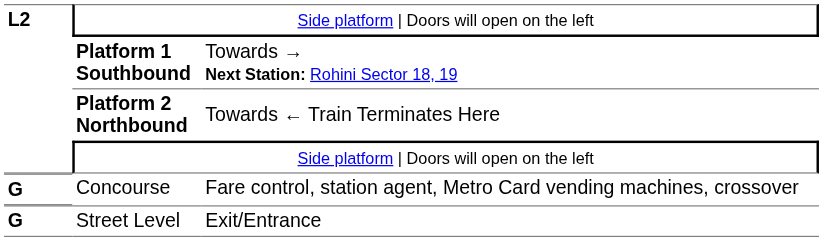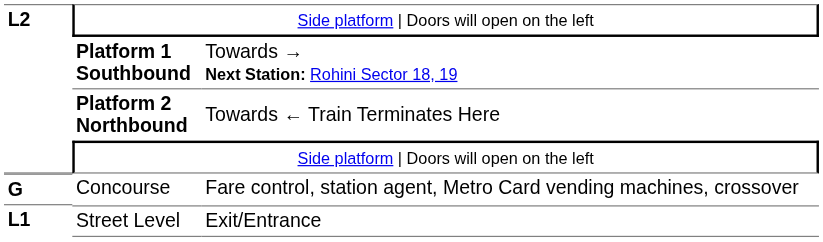(15, 221) G -> (19, 219) L1
